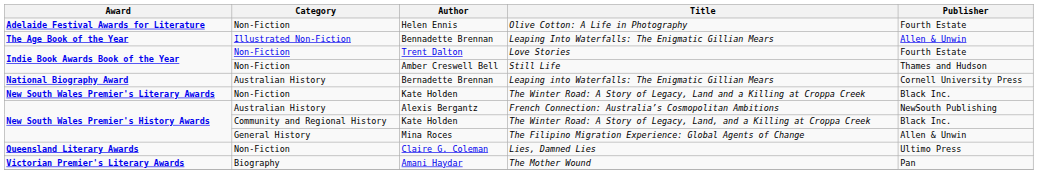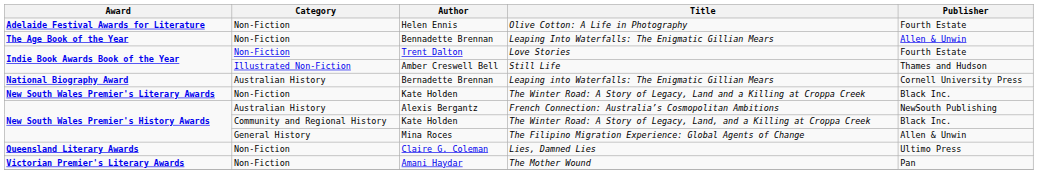(292, 39) Illustrated Non-Fiction -> (262, 39) Non-Fiction
(262, 66) Non-Fiction -> (292, 66) Illustrated Non-Fiction
(257, 163) Biography -> (262, 163) Non-Fiction
